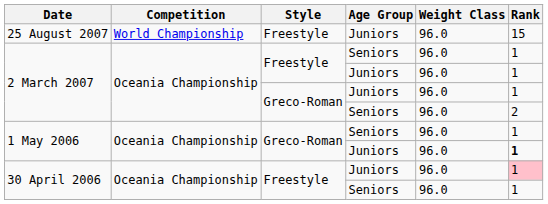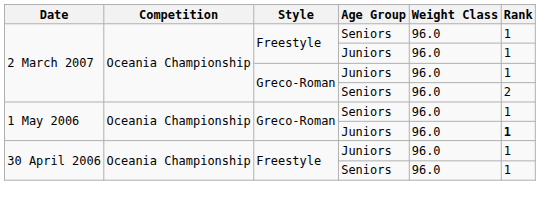- row: (58, 34)
(515, 170) pink background -> (507, 151) no background
